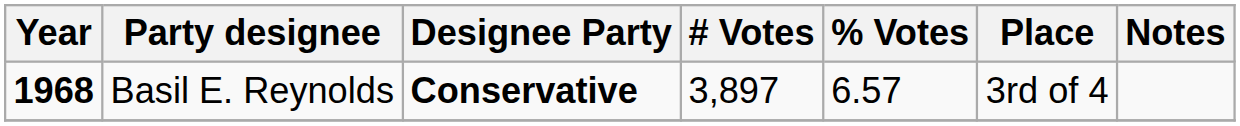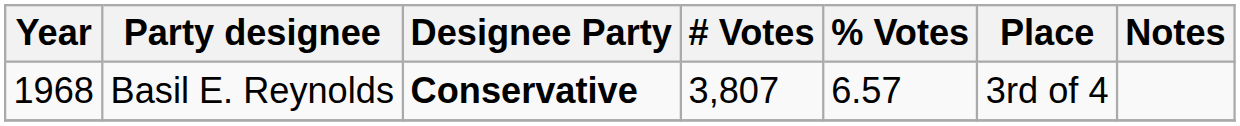(54, 90) bold -> (54, 90) normal
(734, 90) 3,897 -> (734, 90) 3,807
